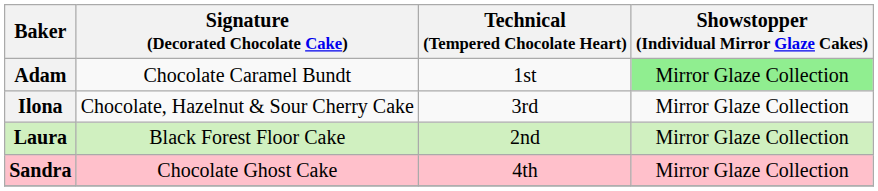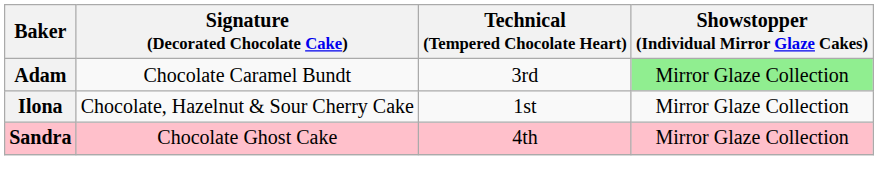(525, 74) 1st -> (525, 74) 3rd
(525, 106) 3rd -> (525, 106) 1st
- row: (40, 138)
